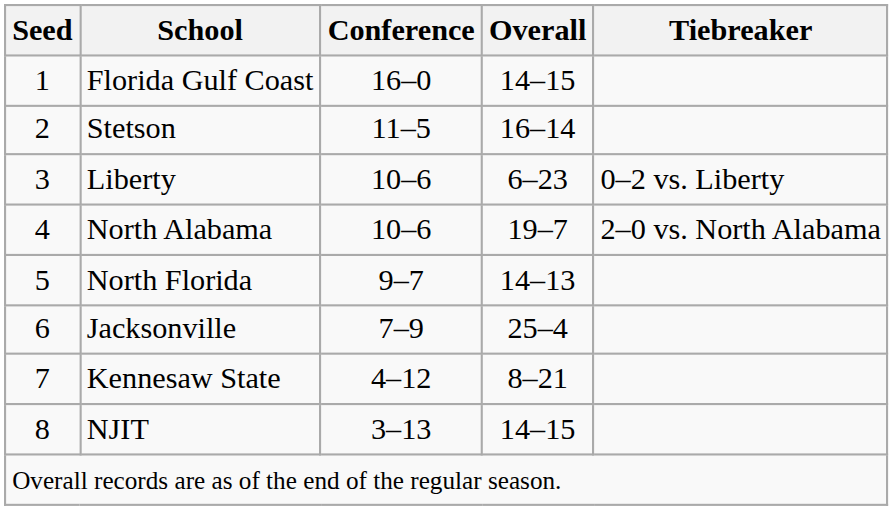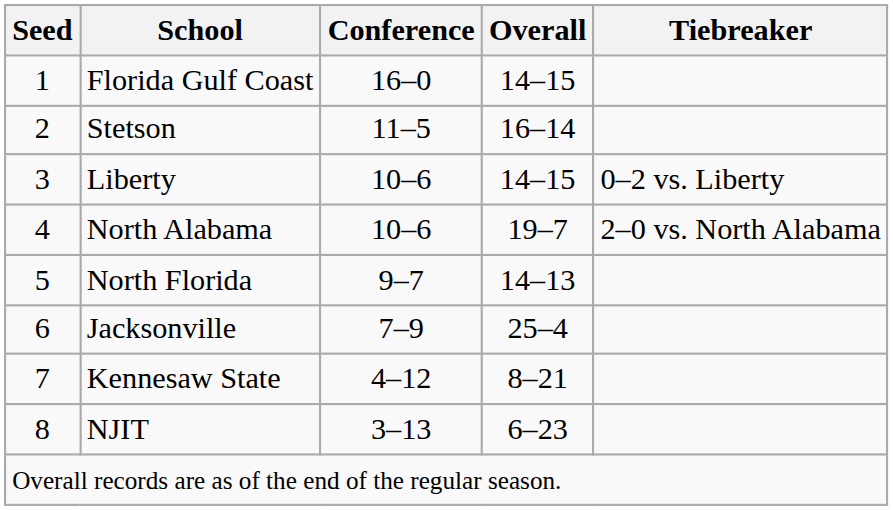(538, 179) 6–23 -> (538, 179) 14–15
(538, 428) 14–15 -> (538, 428) 6–23
